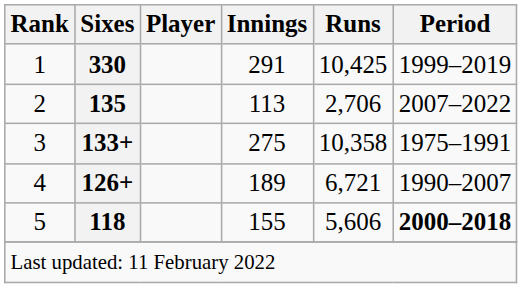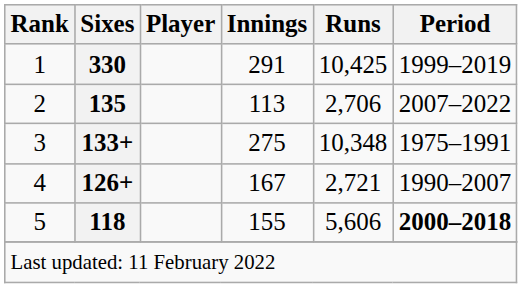(353, 143) 10,358 -> (353, 143) 10,348
(267, 182) 189 -> (267, 182) 167
(353, 182) 6,721 -> (353, 182) 2,721
